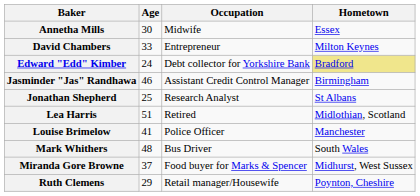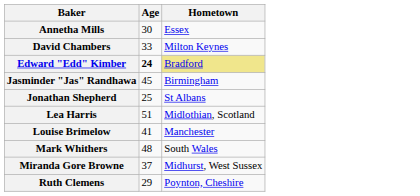- column: (237, 13)
(147, 64) normal -> (147, 64) bold
(147, 81) 46 -> (147, 81) 45
